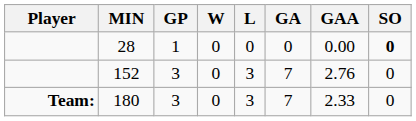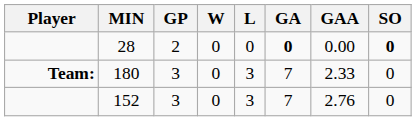(176, 45) 1 -> (176, 45) 2
(288, 45) normal -> (288, 45) bold
rows swapped: (126, 73) <-> (126, 101)
